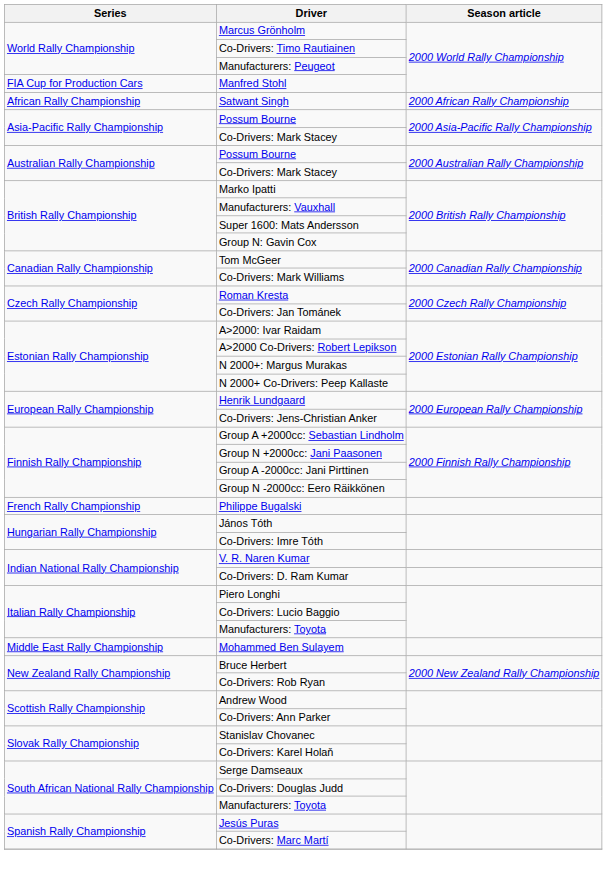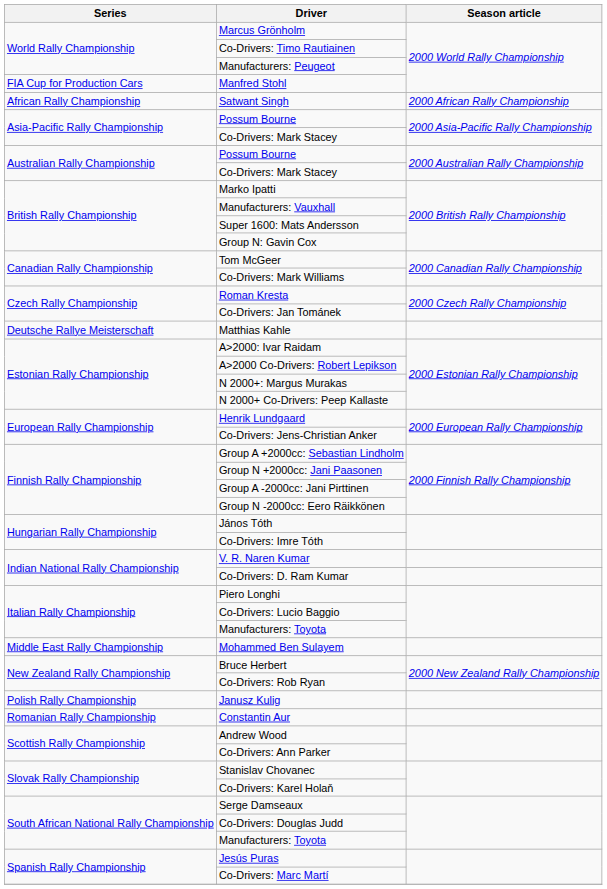+ row: (80, 330)
- row: (74, 506)
+ row: (71, 699)
+ row: (81, 717)
